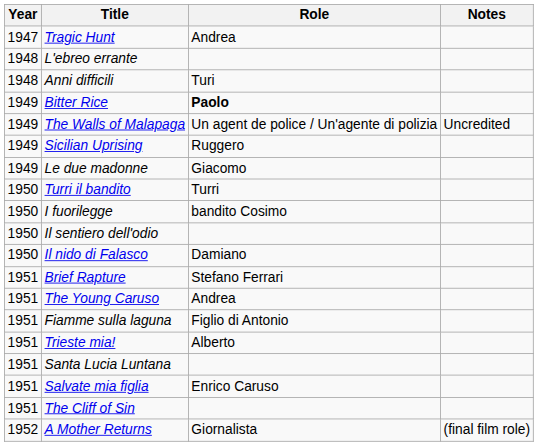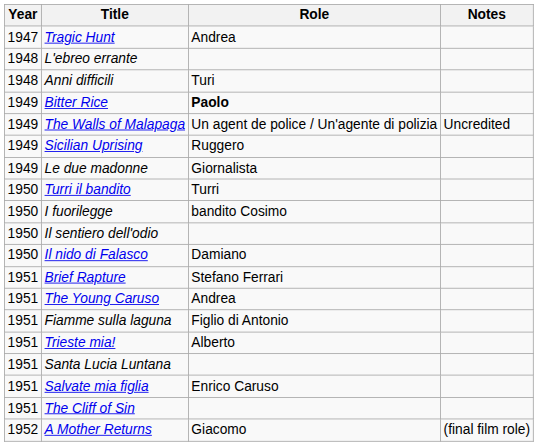(219, 168) Giacomo -> (224, 168) Giornalista
(224, 430) Giornalista -> (219, 430) Giacomo
